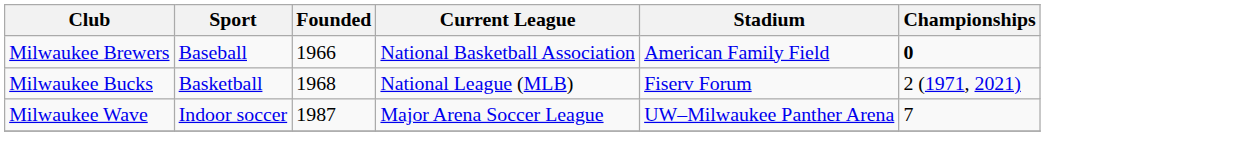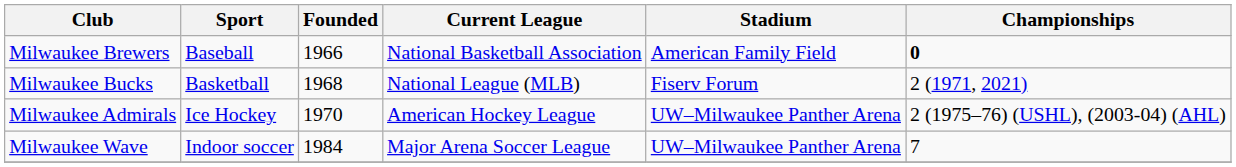+ row: (93, 114)
(316, 114) 1987 -> (323, 146) 1984
